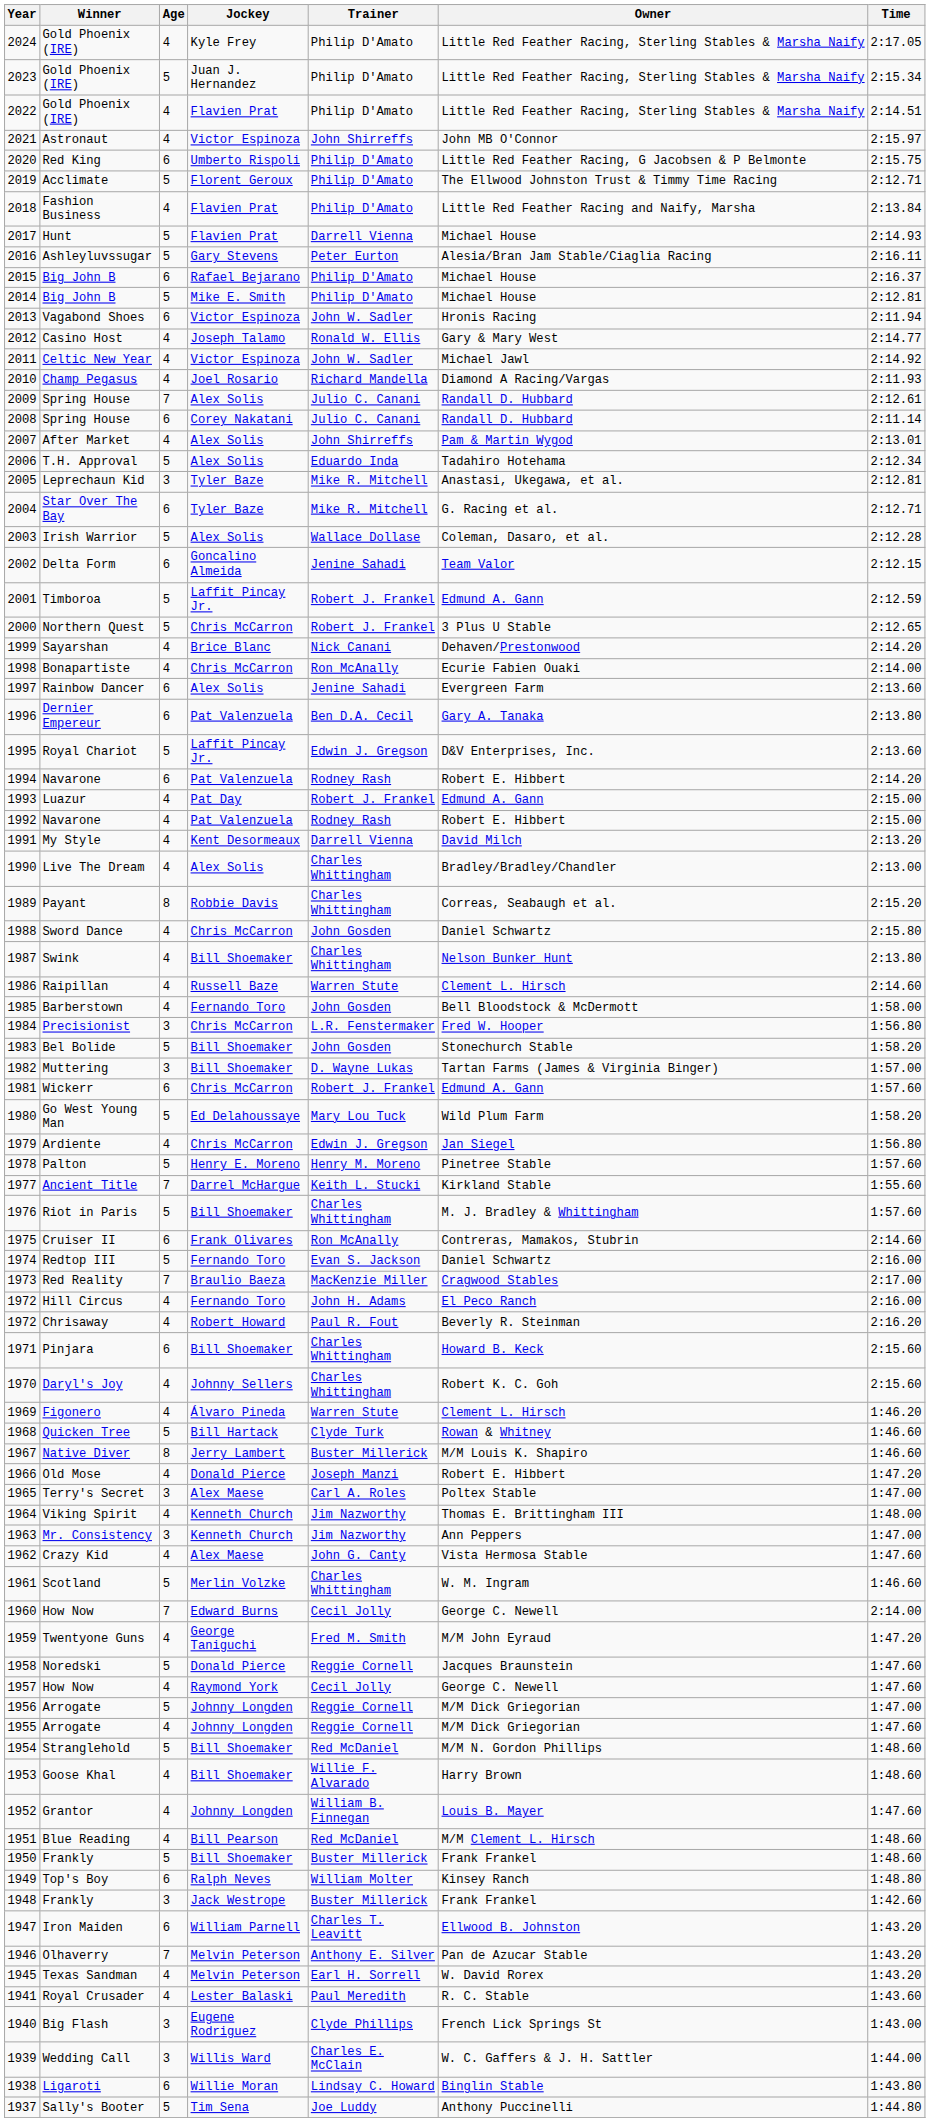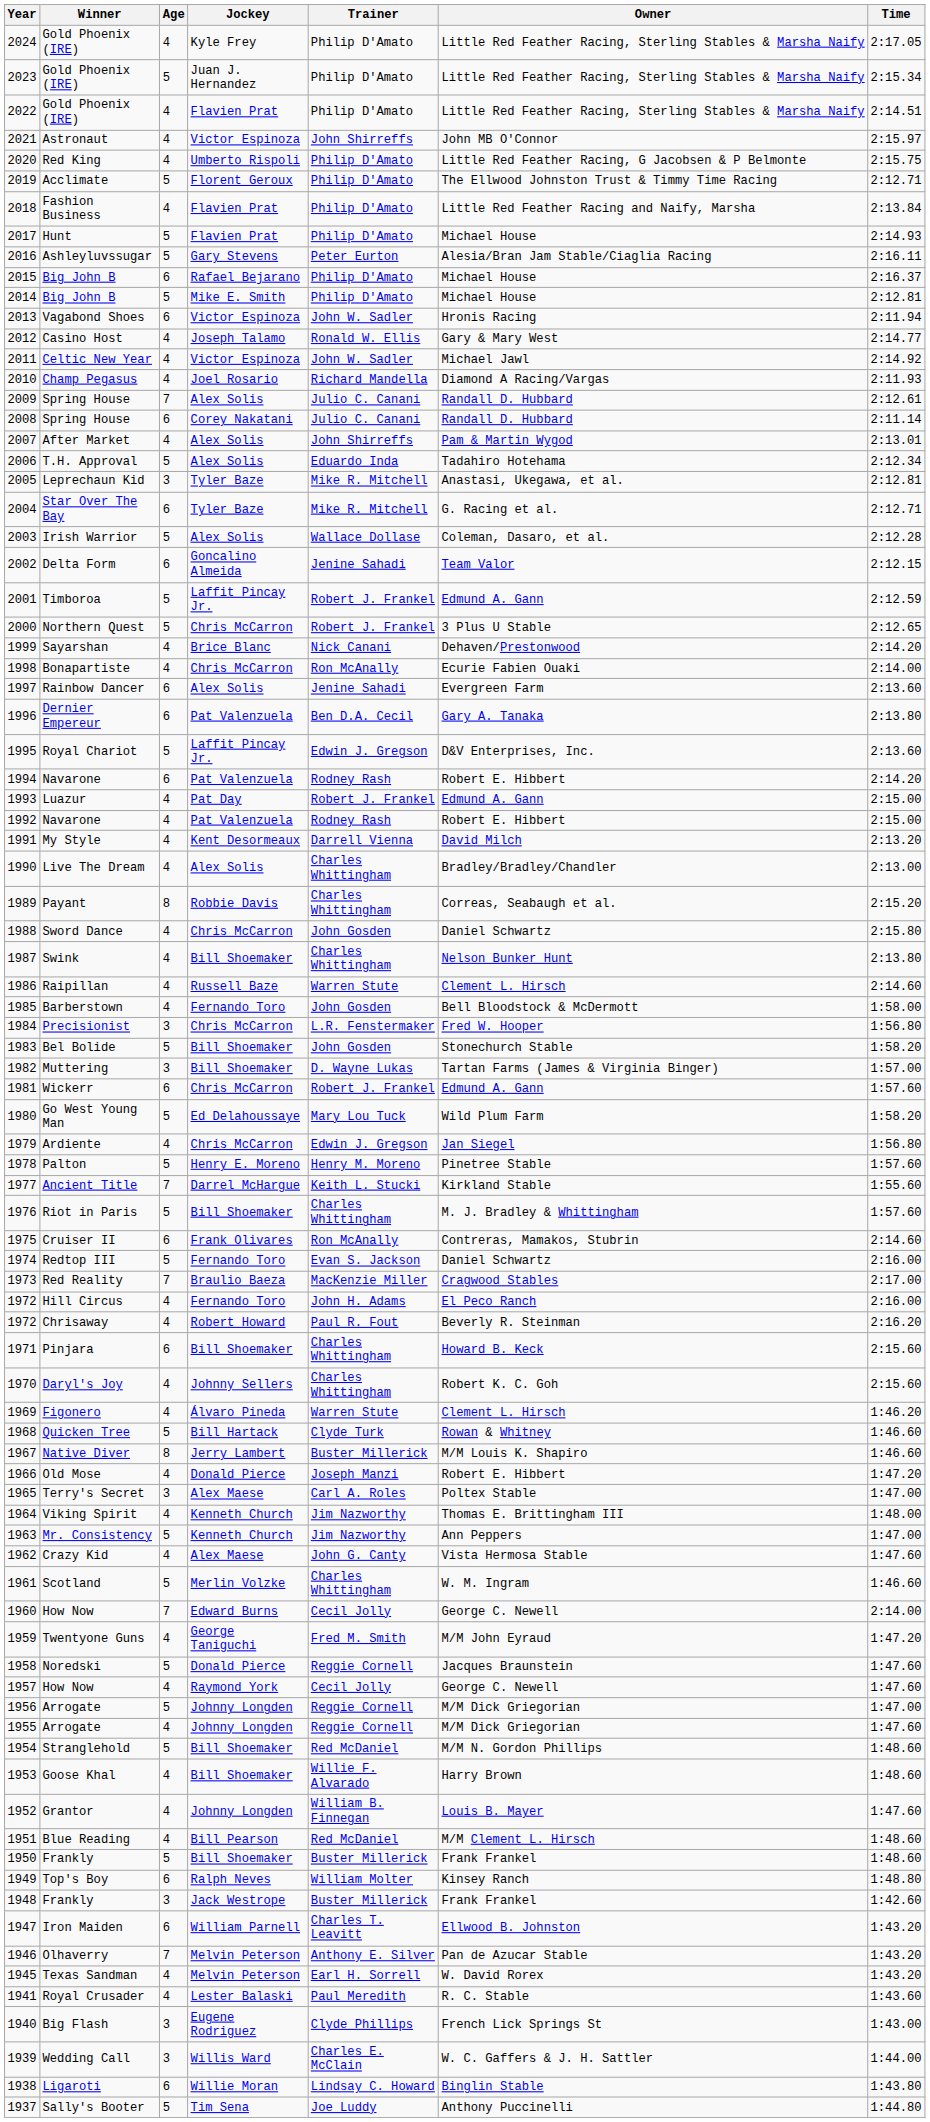(166, 160) 6 -> (166, 160) 4
(362, 236) Darrell Vienna -> (362, 236) Philip D'Amato
(166, 1535) 3 -> (166, 1535) 5
